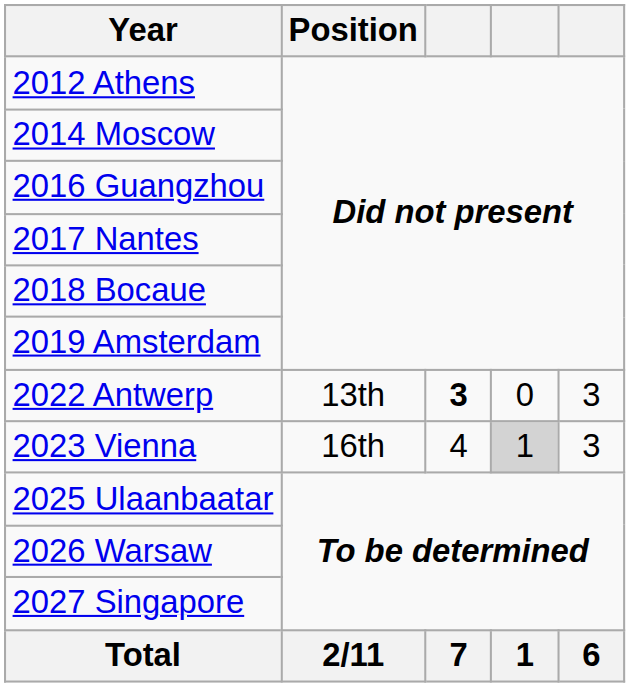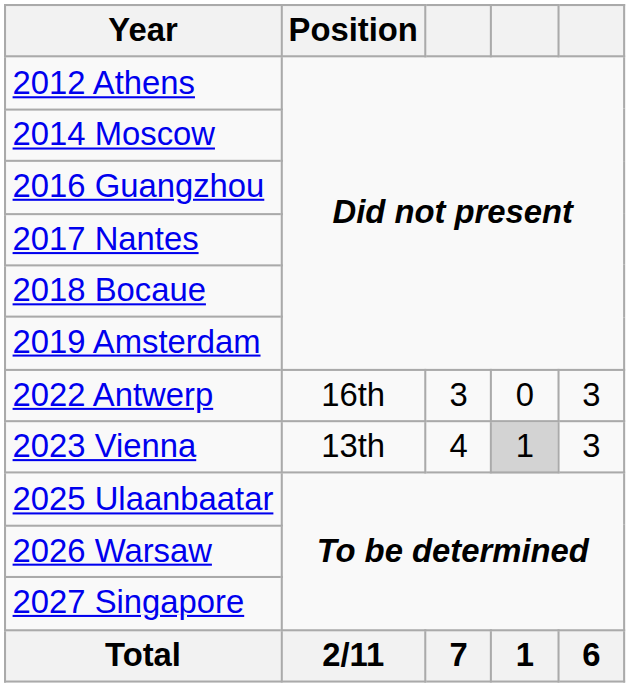(353, 394) 13th -> (353, 394) 16th
(459, 394) bold -> (459, 394) normal
(353, 446) 16th -> (353, 446) 13th
